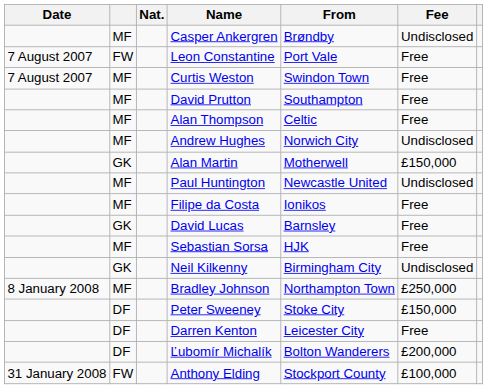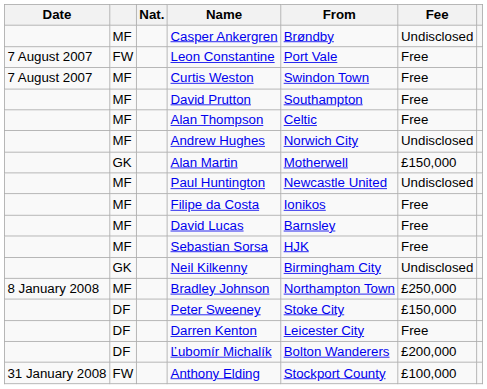(122, 225) GK -> (122, 225) MF
